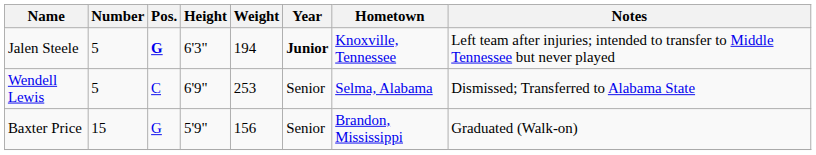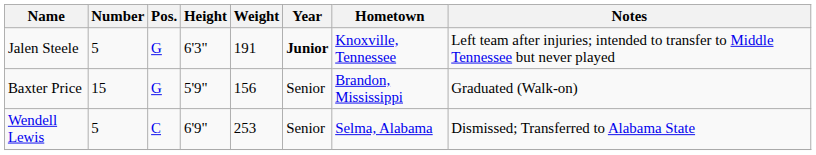(157, 48) bold -> (156, 48) normal
(245, 48) 194 -> (245, 48) 191
rows swapped: (33, 88) <-> (45, 128)
